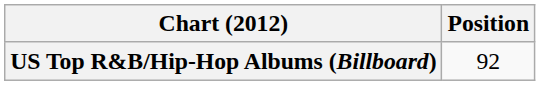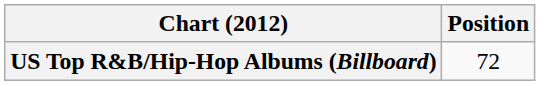(488, 60) 92 -> (488, 60) 72
